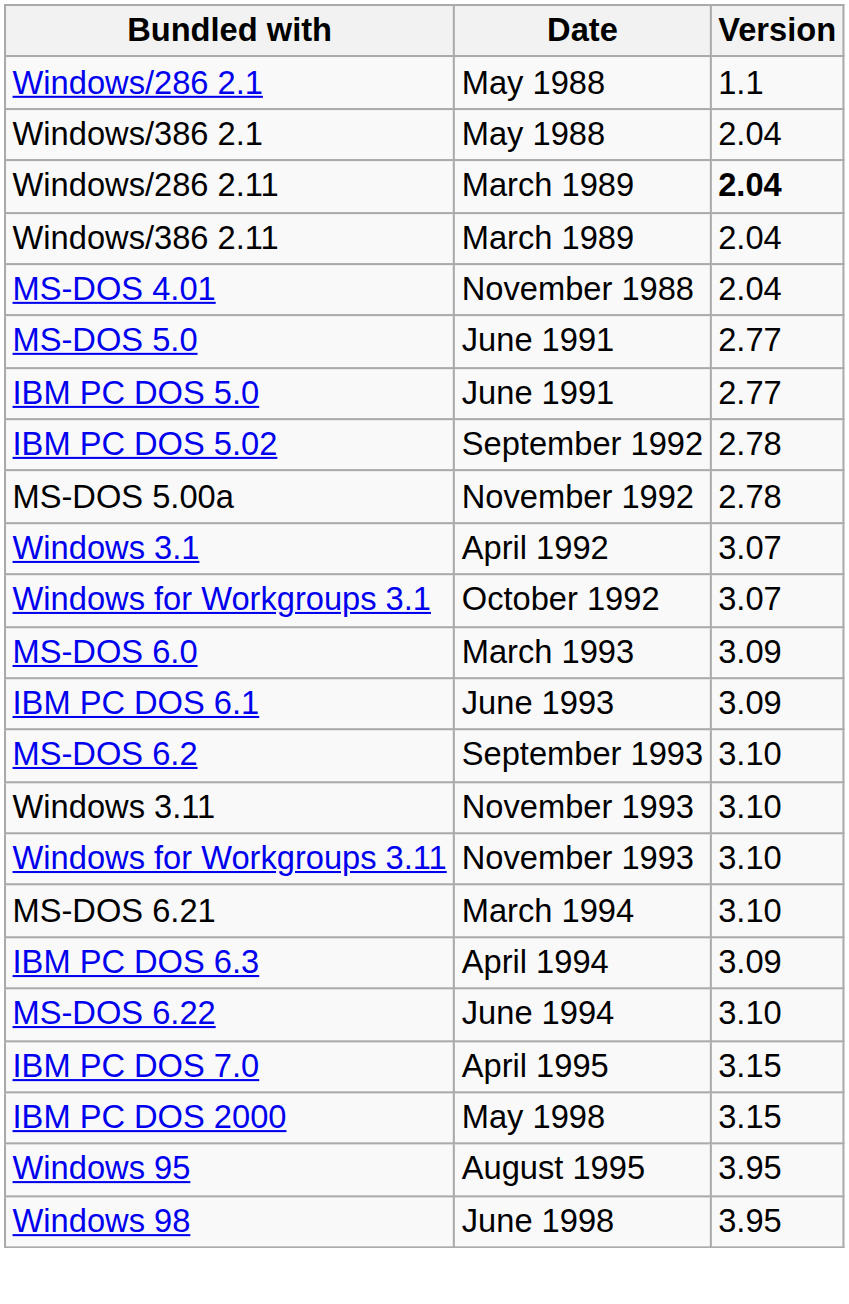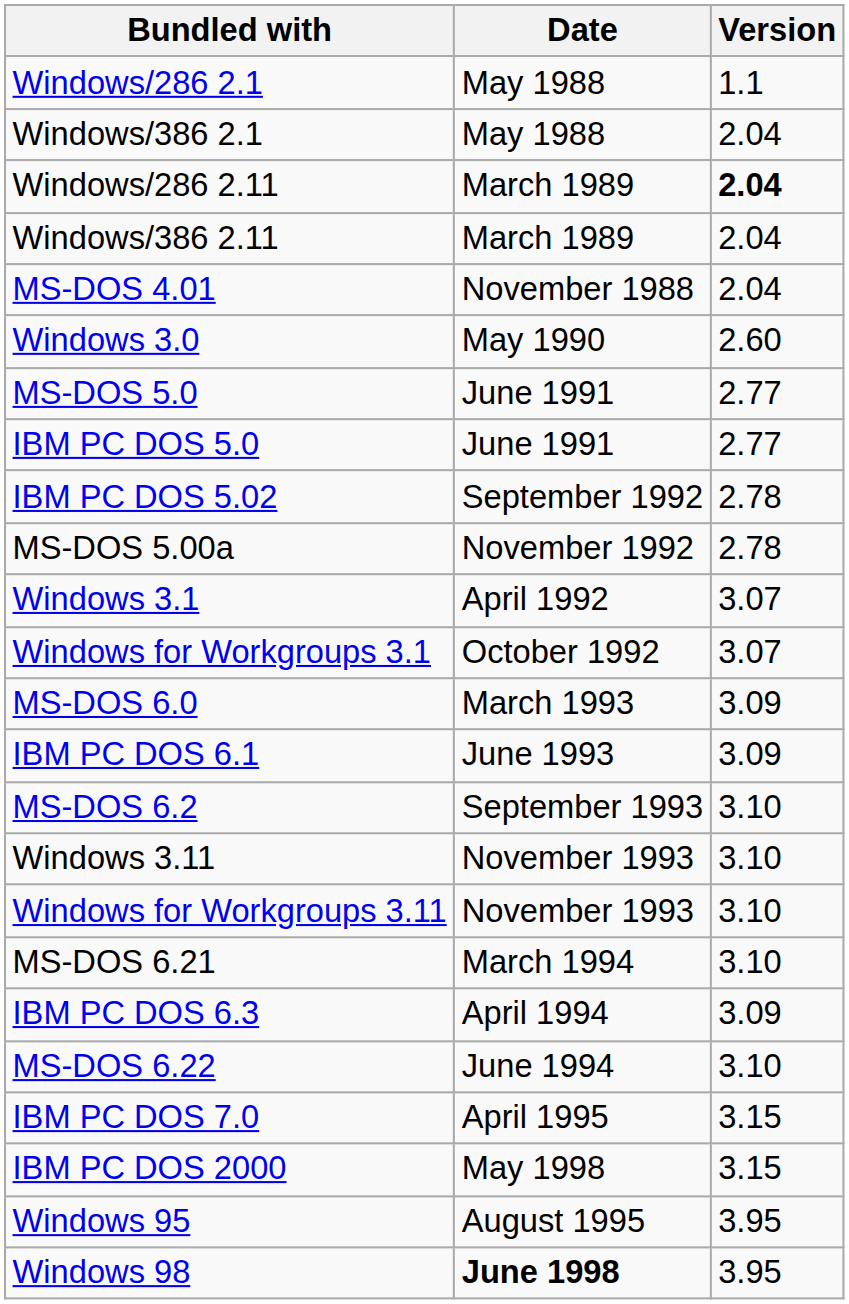+ row: (106, 340)
(538, 1220) normal -> (541, 1272) bold
